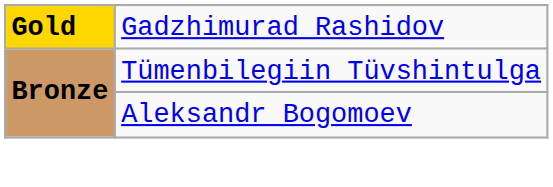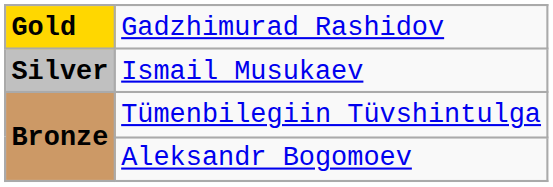+ row: (242, 71)
